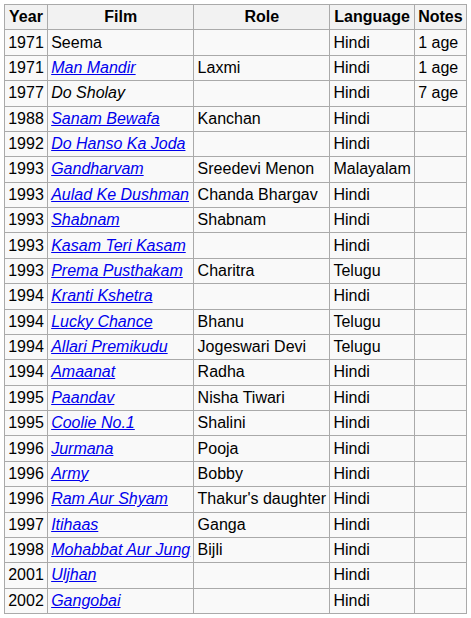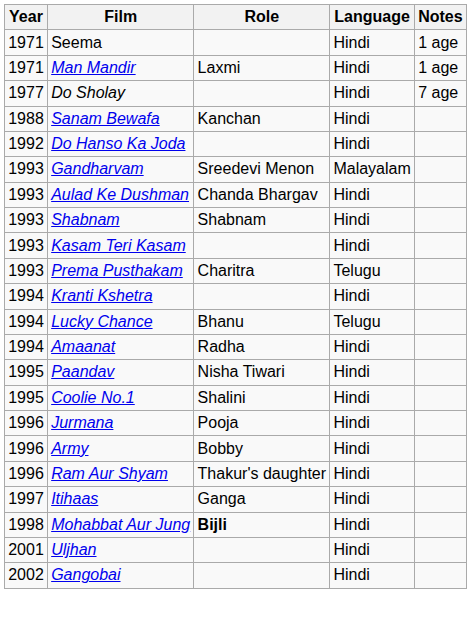- row: (109, 347)
(210, 550) normal -> (212, 524) bold
